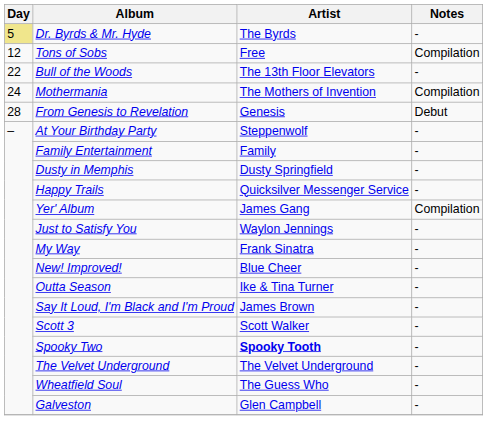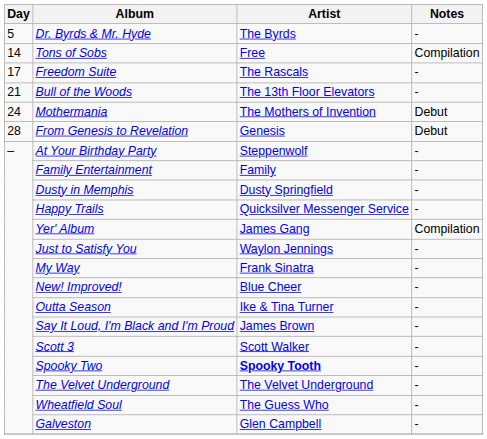(11, 33) khaki background -> (11, 33) no background
(14, 53) 12 -> (14, 53) 14
+ row: (76, 72)
(14, 72) 22 -> (14, 92) 21
(447, 92) Compilation -> (431, 111) Debut
